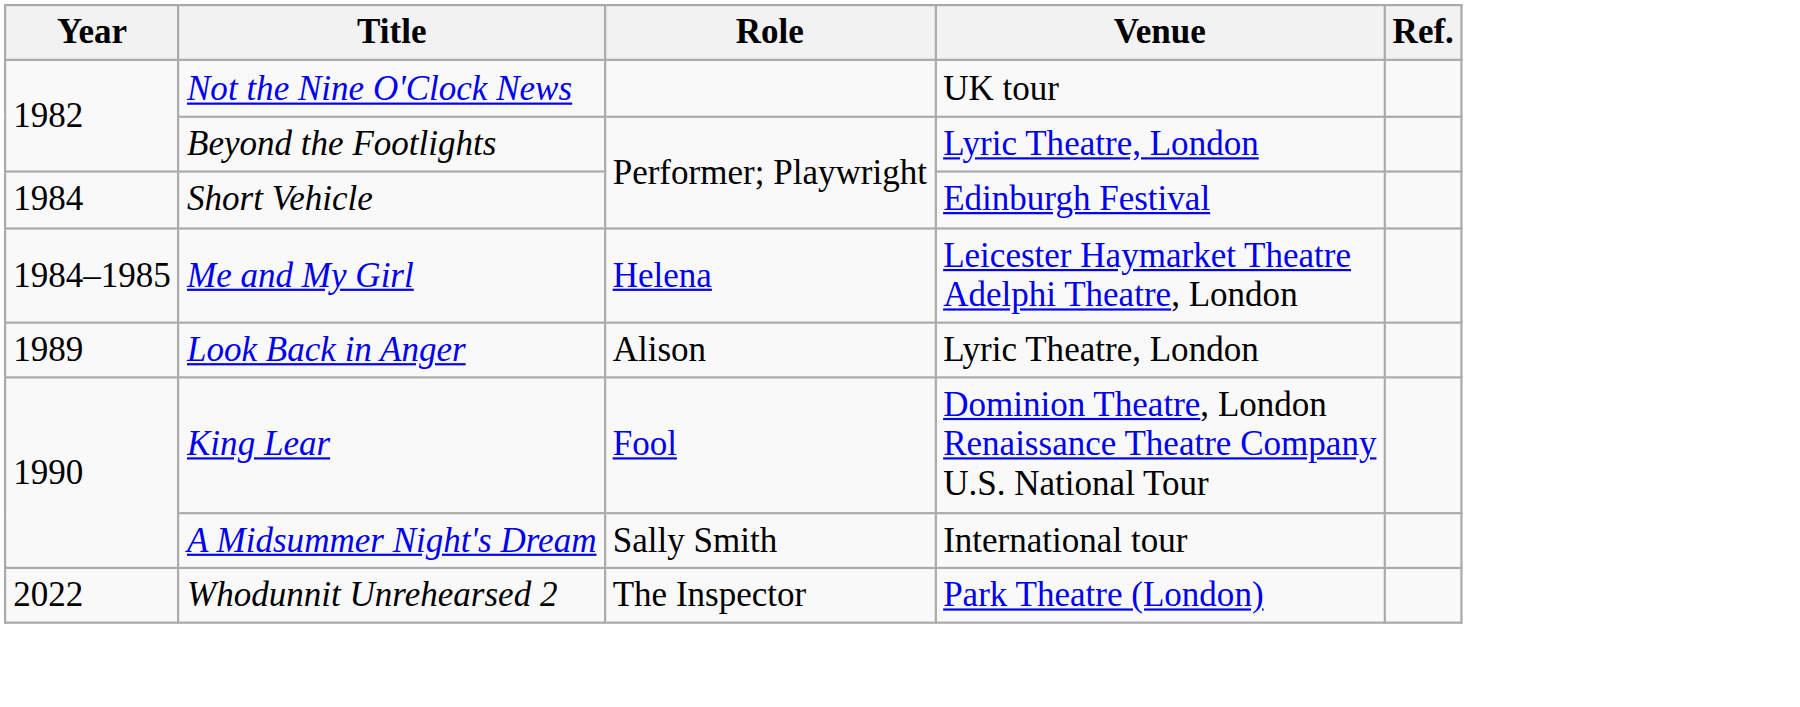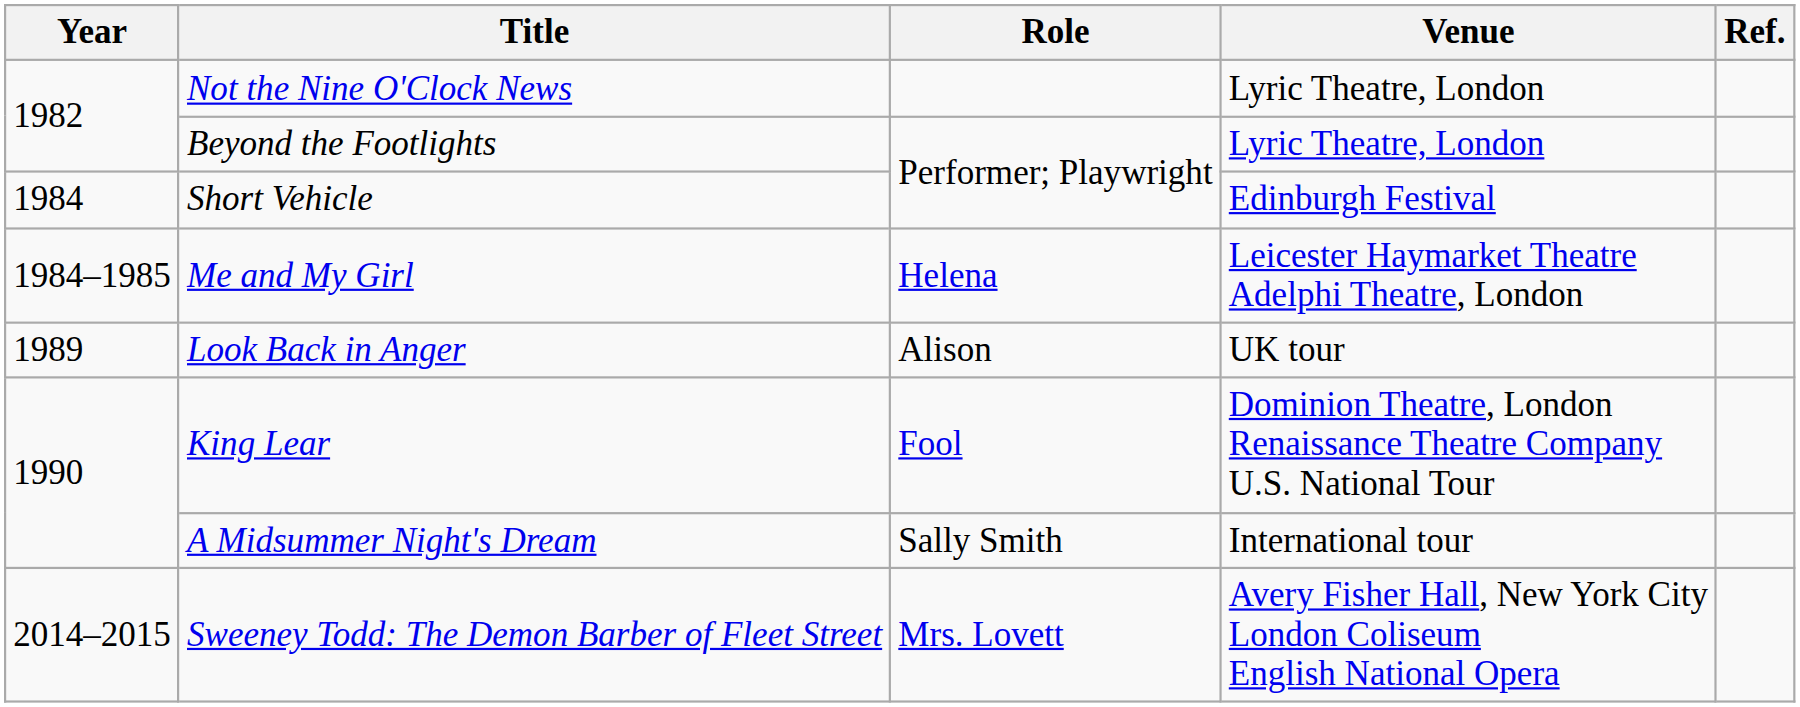(1001, 87) UK tour -> (1387, 87) Lyric Theatre, London
(1101, 349) Lyric Theatre, London -> (1287, 349) UK tour
+ row: (535, 634)
- row: (372, 595)
